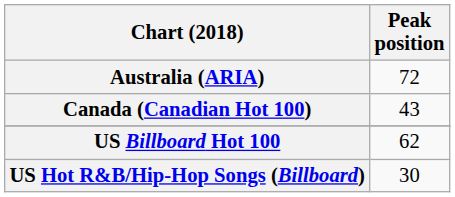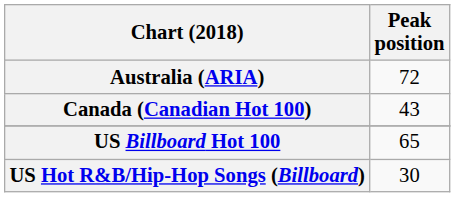(409, 142) 62 -> (409, 142) 65
